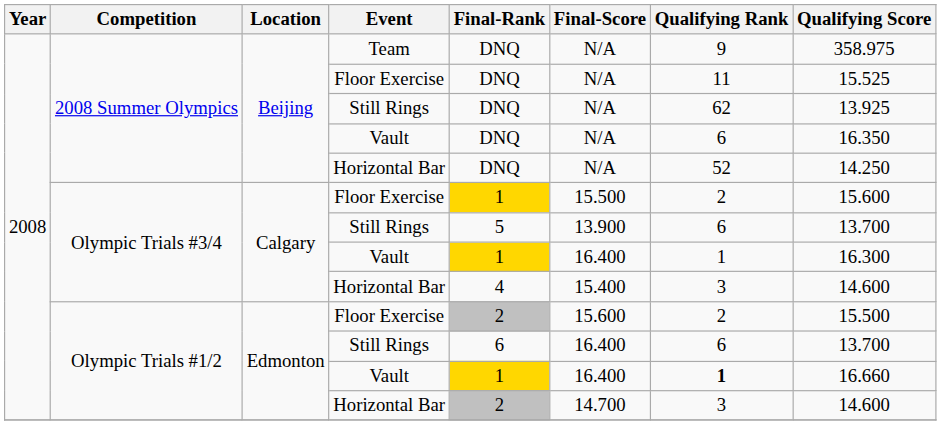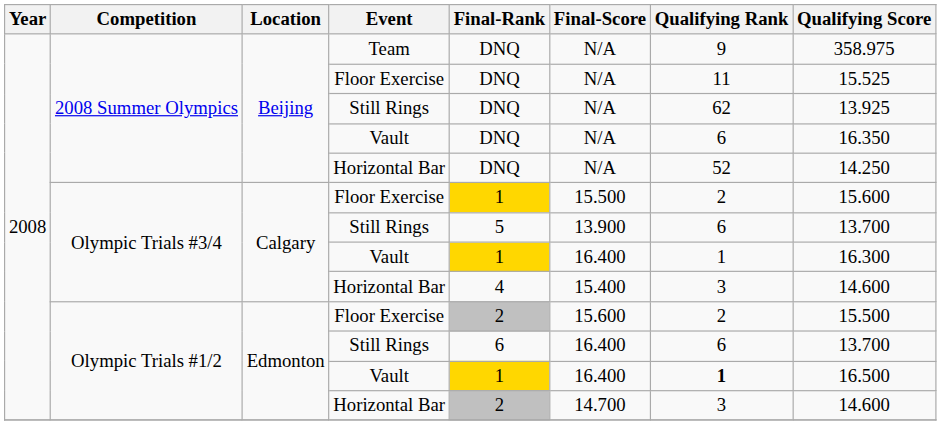(864, 375) 16.660 -> (864, 375) 16.500
